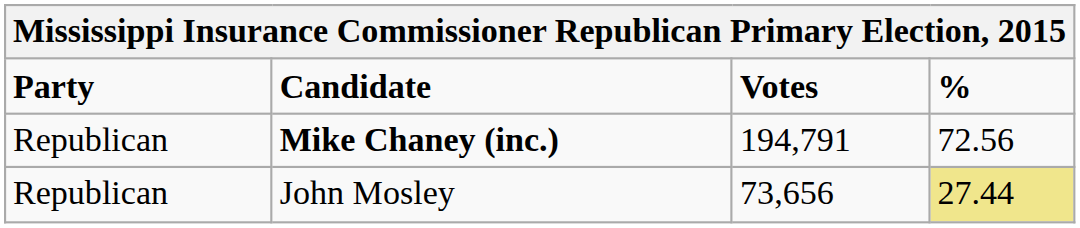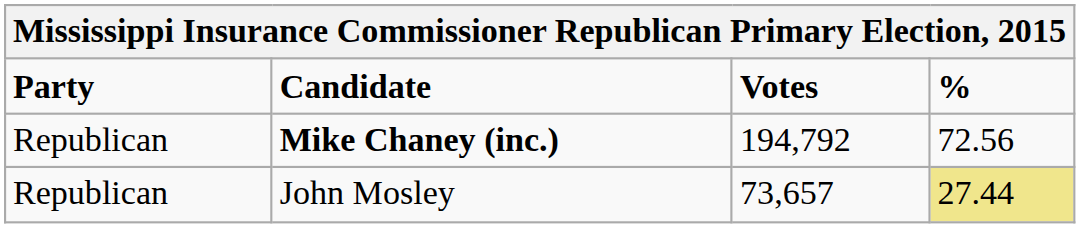(795, 139) 194,791 -> (795, 139) 194,792
(787, 193) 73,656 -> (787, 193) 73,657
